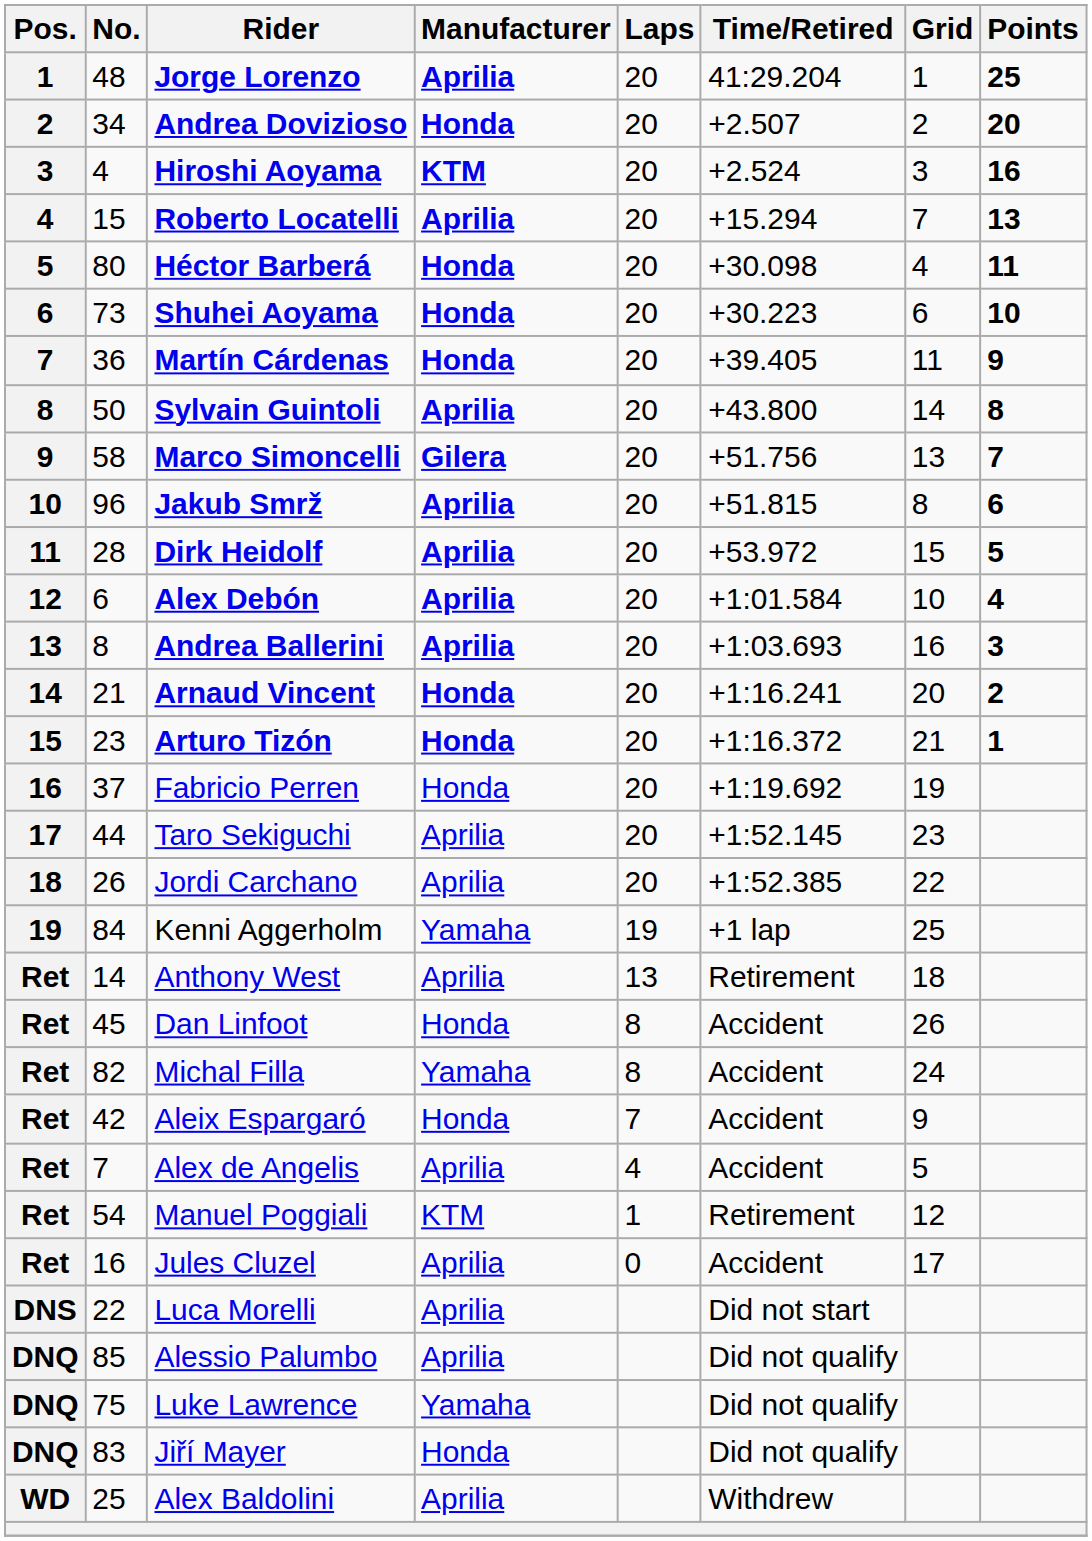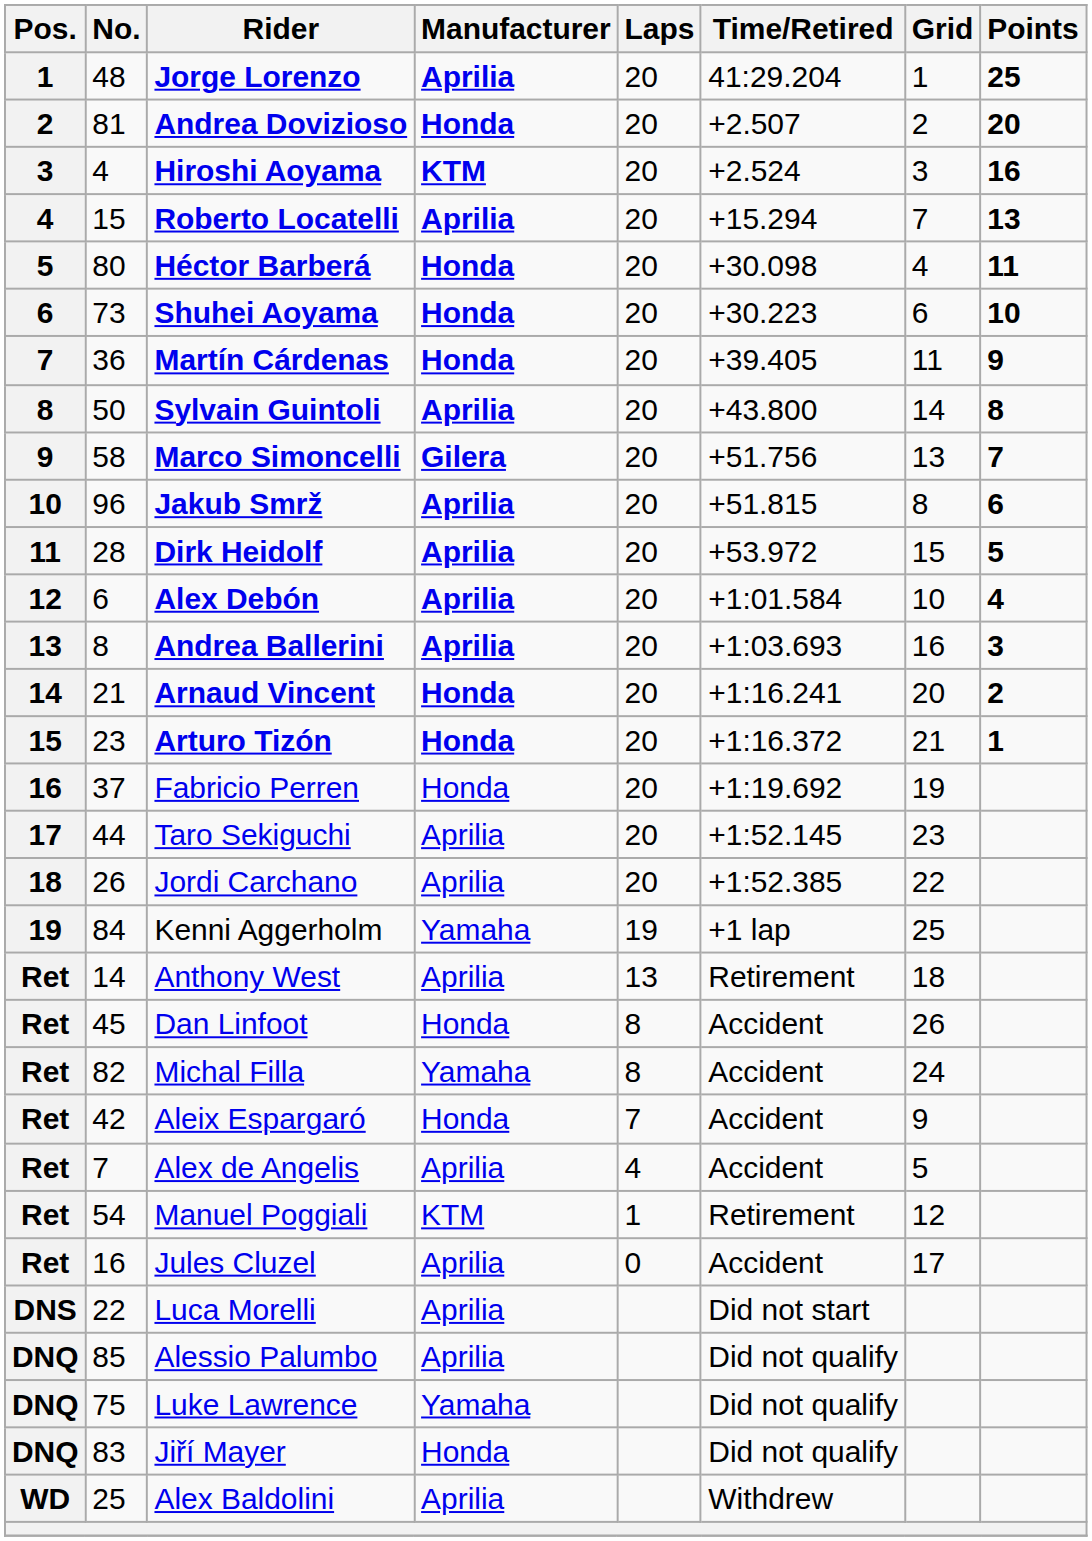(109, 124) 34 -> (109, 124) 81
